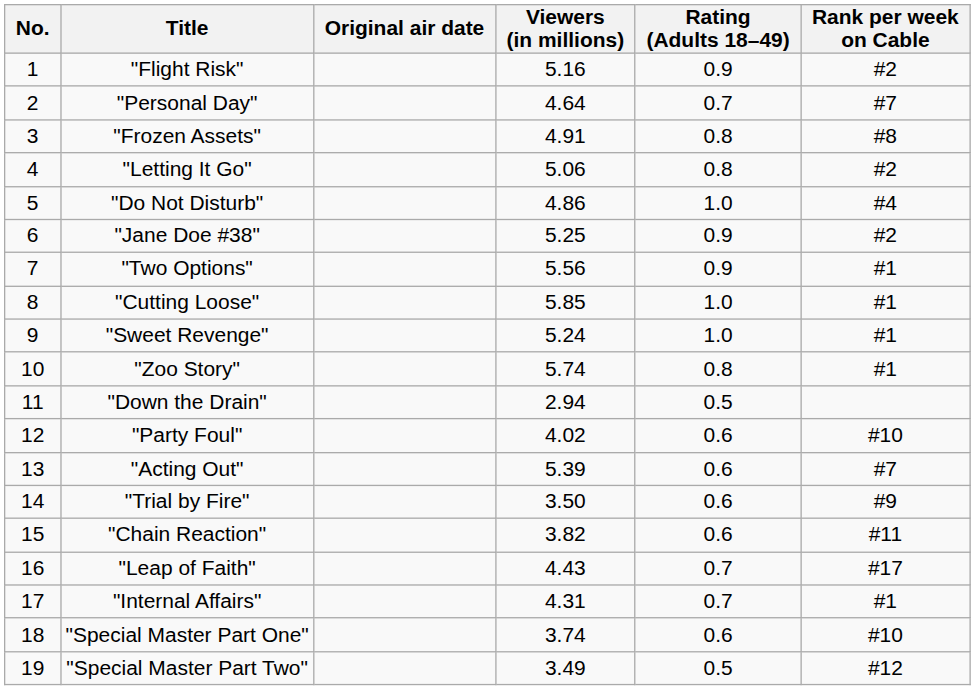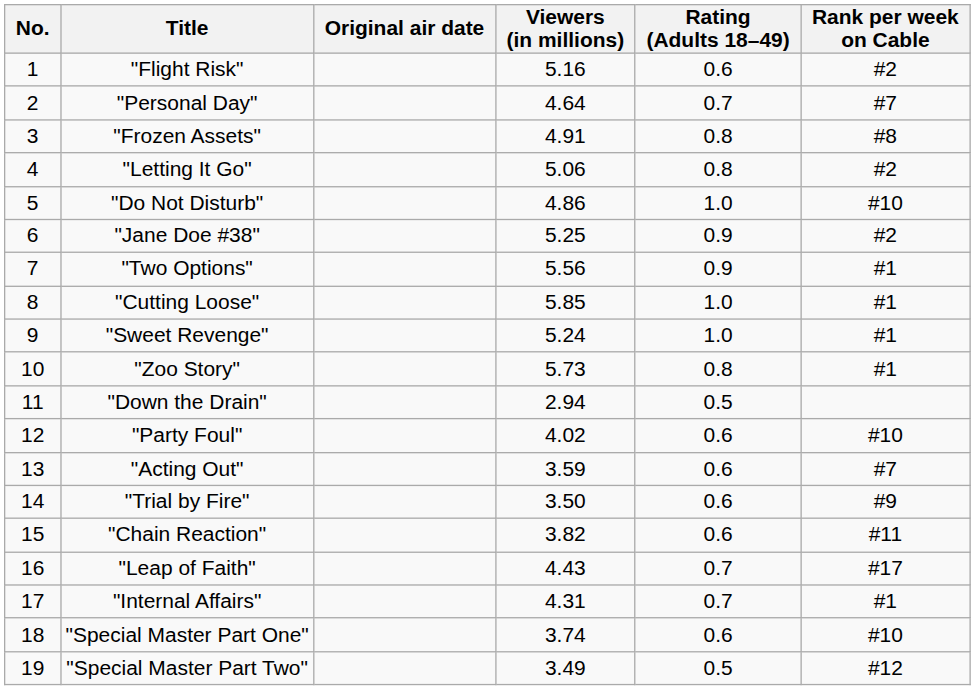(718, 69) 0.9 -> (718, 69) 0.6
(885, 202) #4 -> (885, 202) #10
(565, 368) 5.74 -> (565, 368) 5.73
(565, 468) 5.39 -> (565, 468) 3.59
